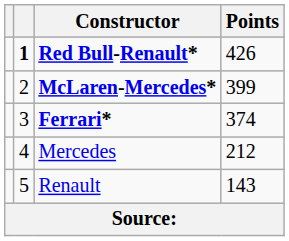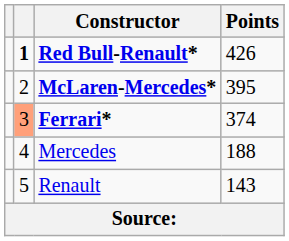(241, 86) 399 -> (241, 86) 395
(24, 119) no background -> (24, 119) lightsalmon background
(241, 152) 212 -> (241, 152) 188
